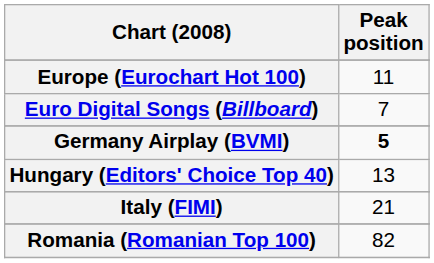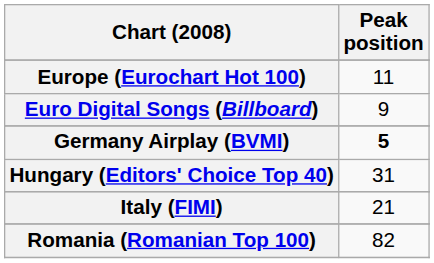(384, 109) 7 -> (384, 109) 9
(384, 175) 13 -> (384, 175) 31
